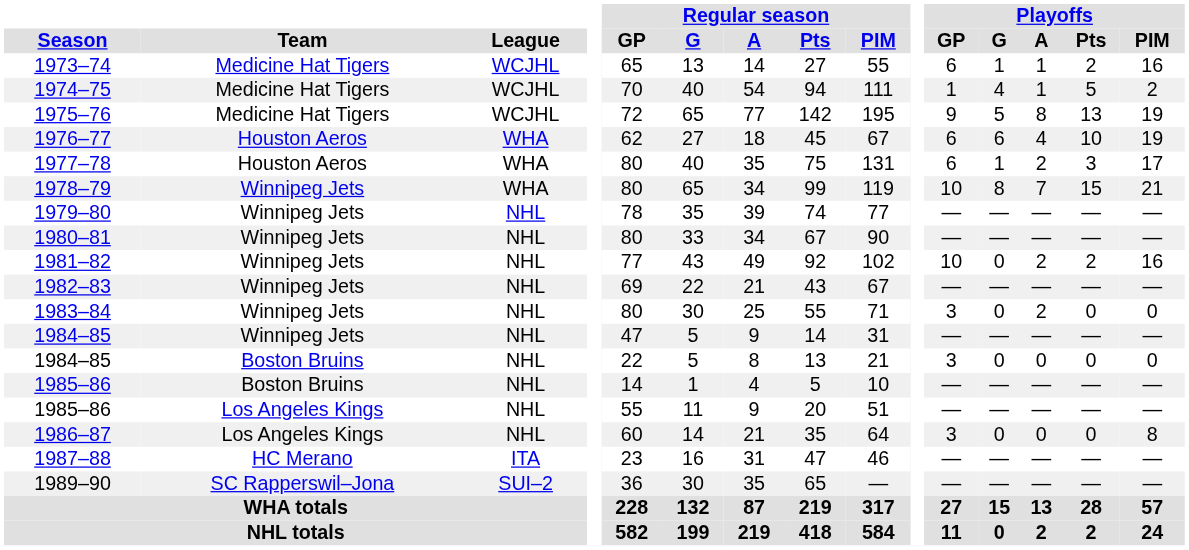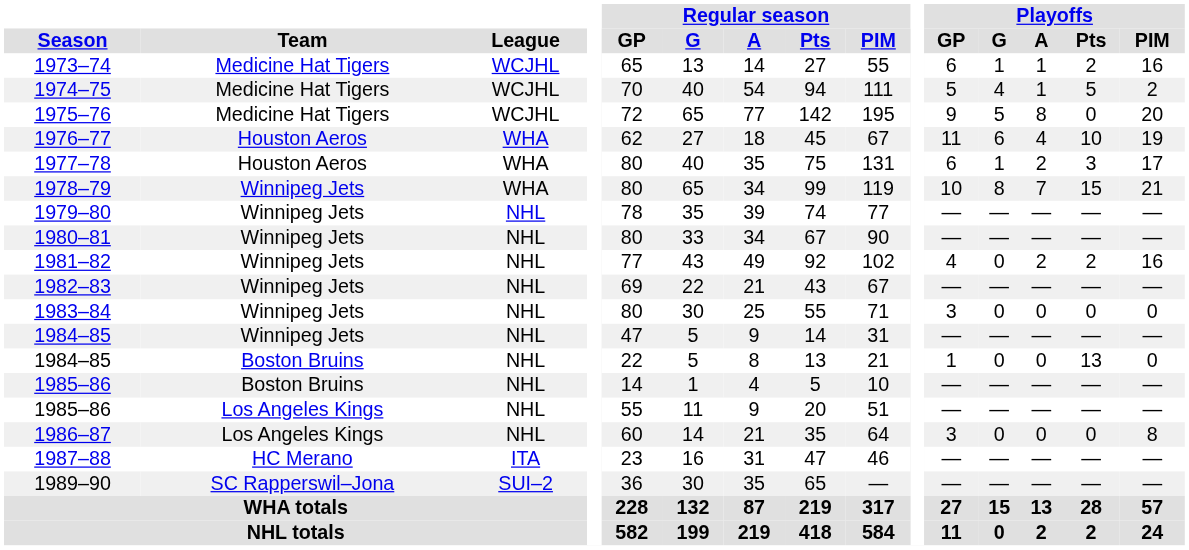(951, 89) 1 -> (951, 89) 5
(1091, 114) 13 -> (1091, 114) 0
(1152, 114) 19 -> (1152, 114) 20
(951, 139) 6 -> (951, 139) 11
(951, 262) 10 -> (951, 262) 4
(1041, 311) 2 -> (1041, 311) 0
(951, 360) 3 -> (951, 360) 1
(1091, 360) 0 -> (1091, 360) 13
